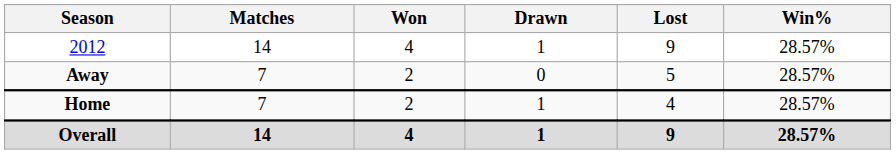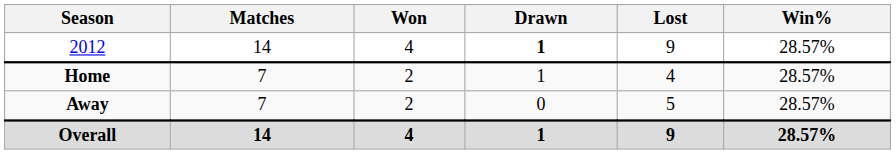(541, 47) normal -> (541, 47) bold
rows swapped: (87, 105) <-> (87, 75)
